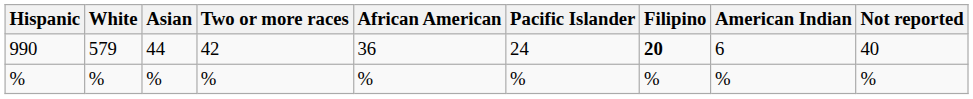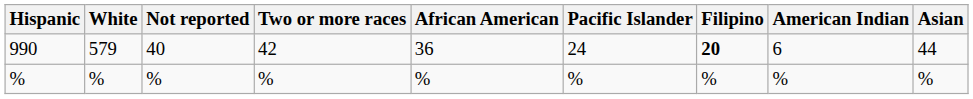columns swapped: (169, 19) <-> (912, 19)
